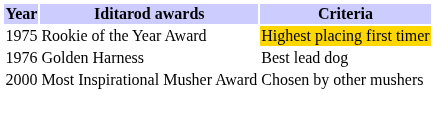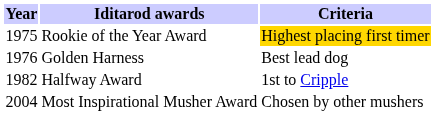+ row: (92, 80)
(21, 80) 2000 -> (21, 102) 2004
